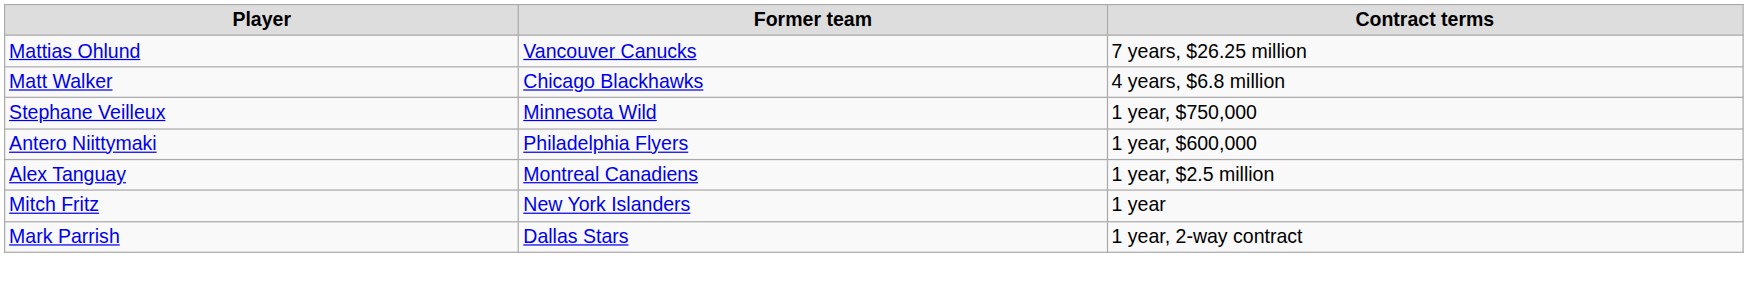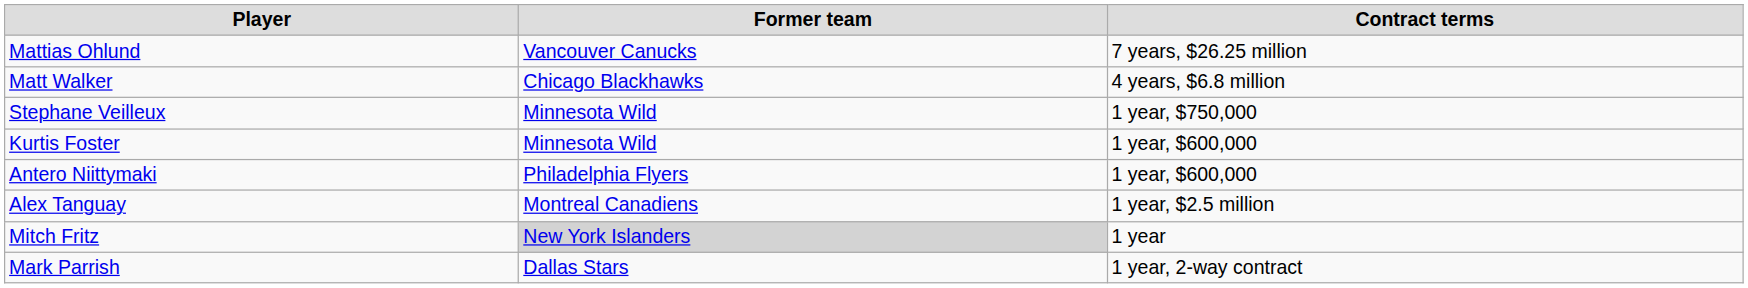+ row: (64, 143)
(607, 205) no background -> (607, 236) lightgrey background
